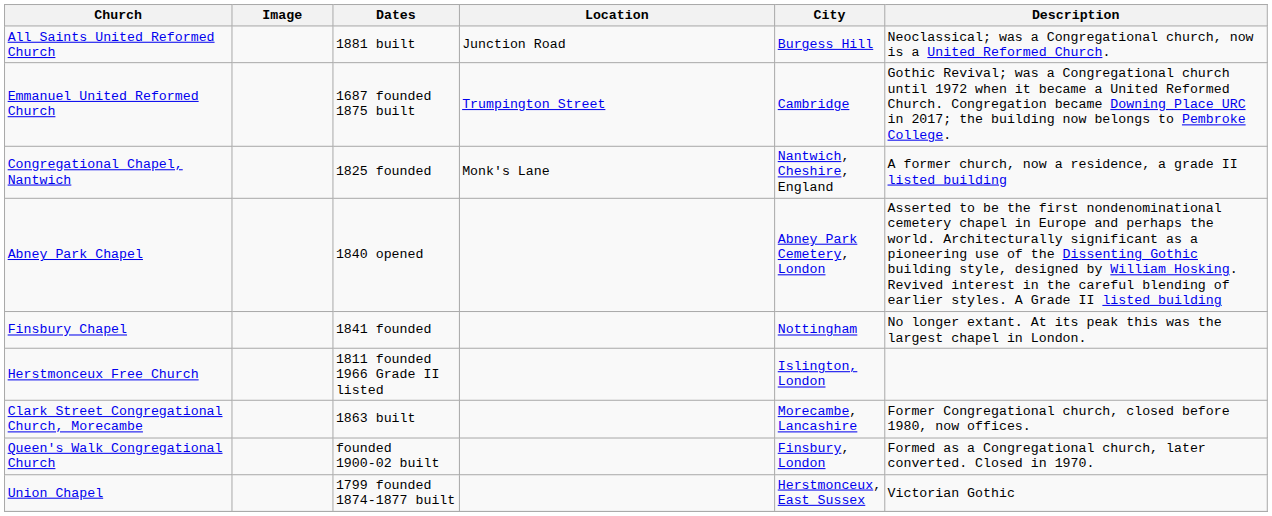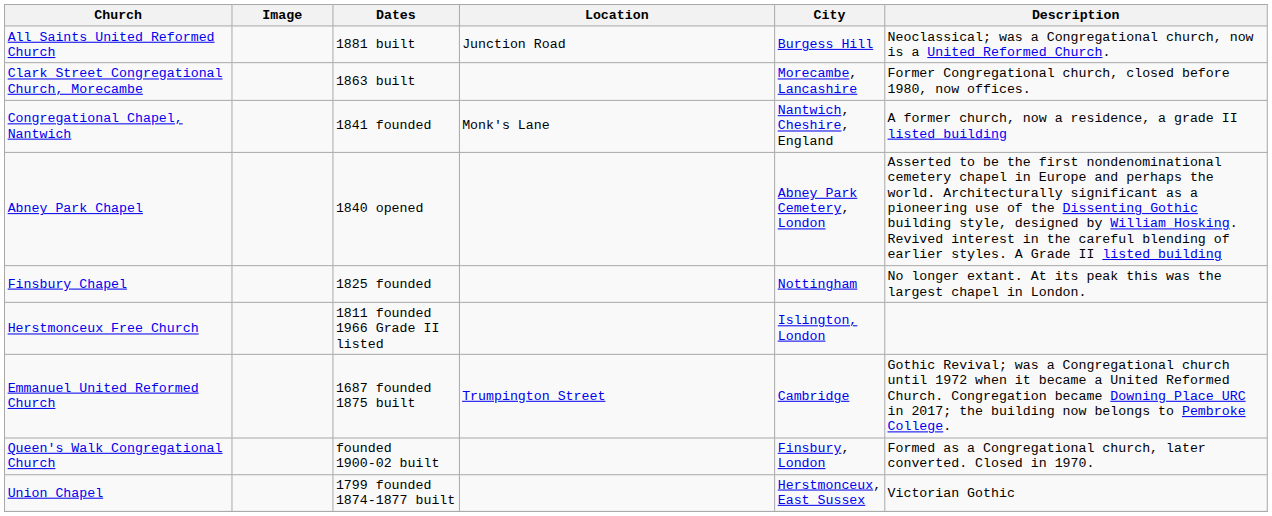rows swapped: (103, 104) <-> (115, 419)
(384, 172) 1825 founded -> (384, 126) 1841 founded
(384, 330) 1841 founded -> (384, 284) 1825 founded
